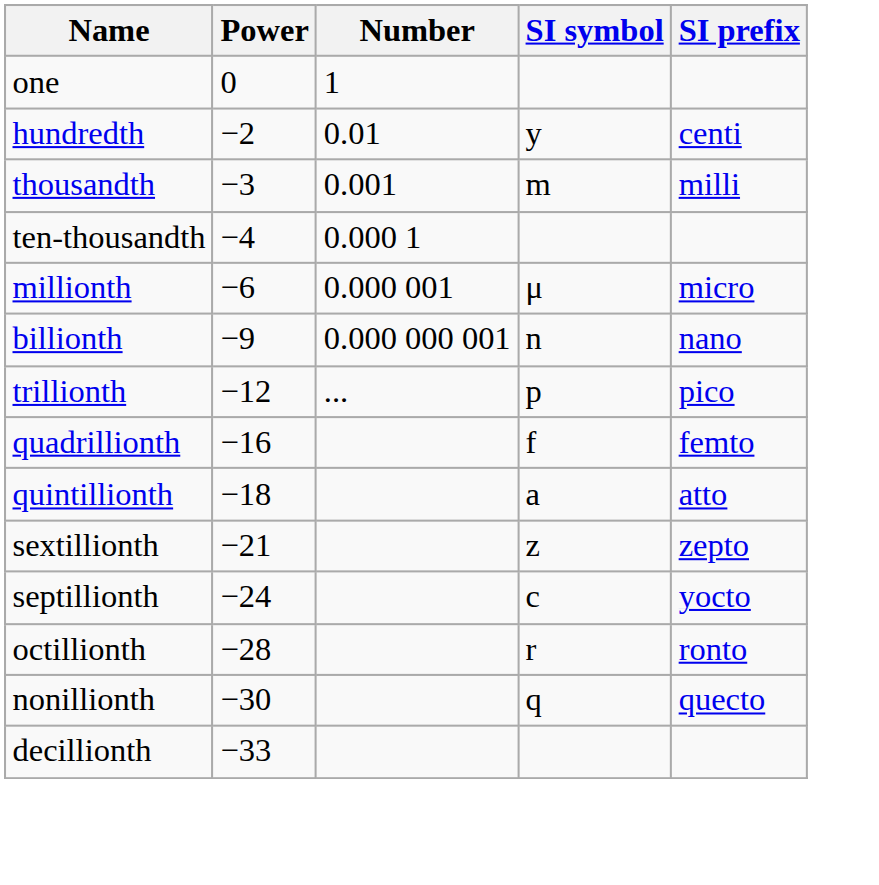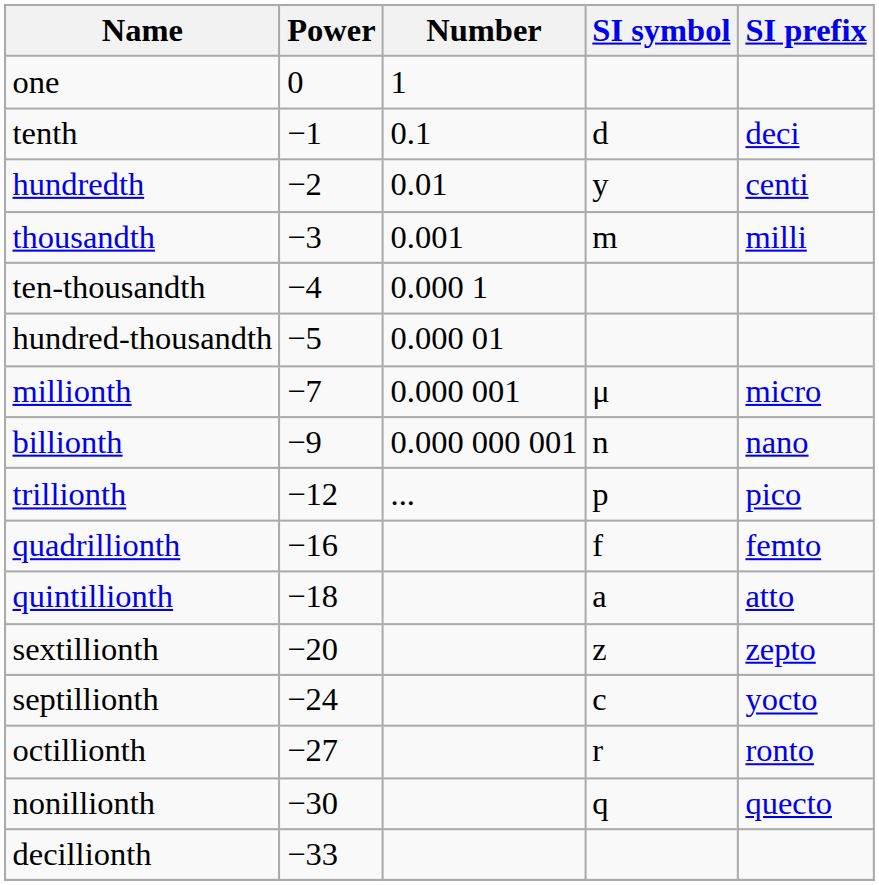+ row: (45, 133)
+ row: (142, 339)
(238, 287) −6 -> (305, 390) −7
(246, 545) −21 -> (313, 648) −20
(246, 648) −28 -> (313, 751) −27
